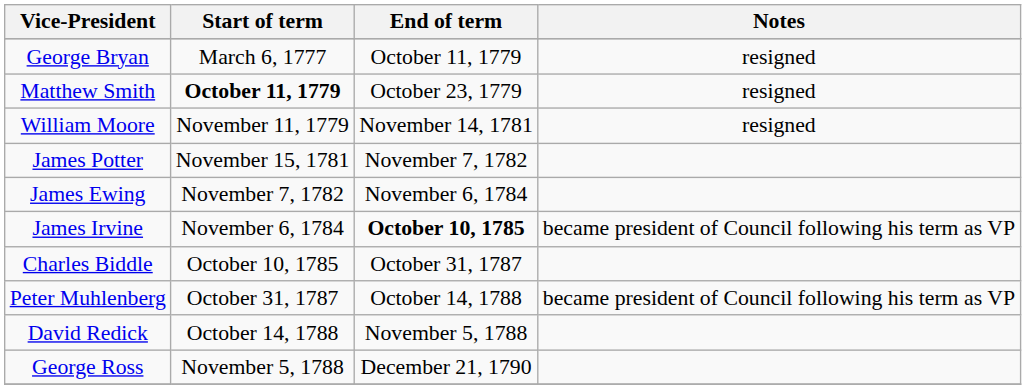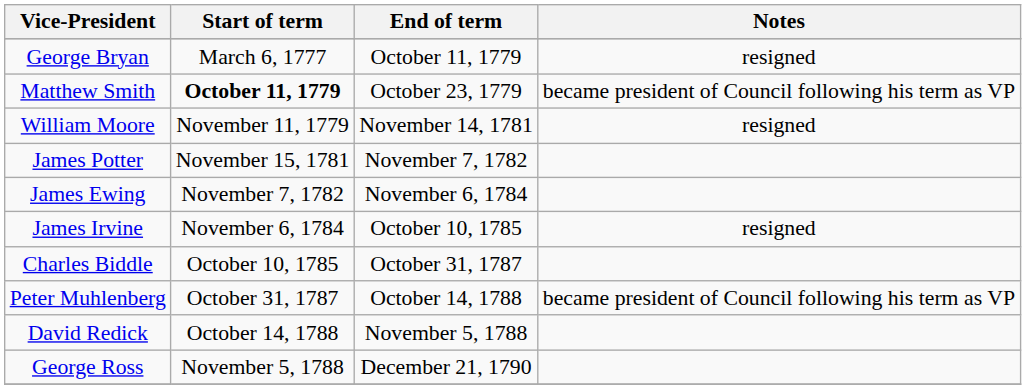(779, 90) resigned -> (779, 90) became president of Council following his term as VP
(446, 228) bold -> (446, 228) normal
(779, 228) became president of Council following his term as VP -> (779, 228) resigned
